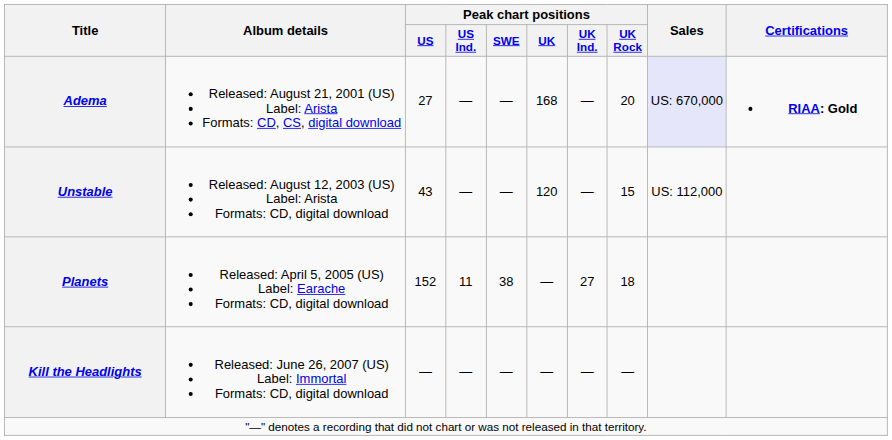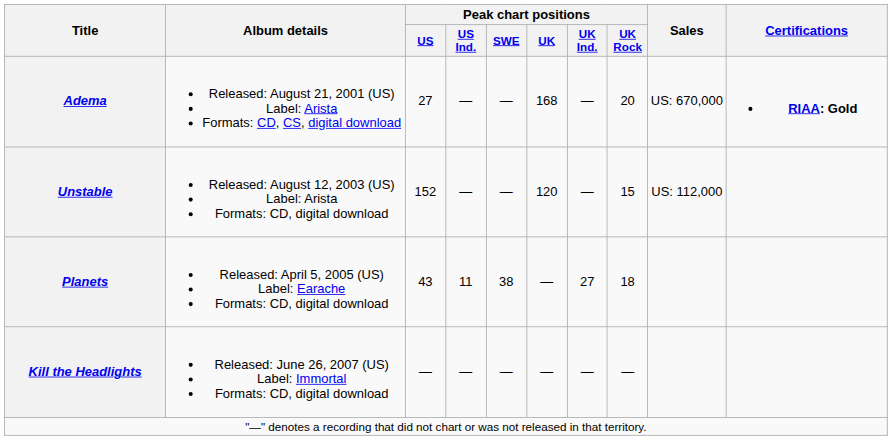(687, 101) lavender background -> (687, 101) no background
(425, 191) 43 -> (425, 191) 152
(425, 281) 152 -> (425, 281) 43
